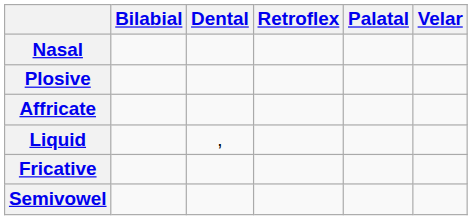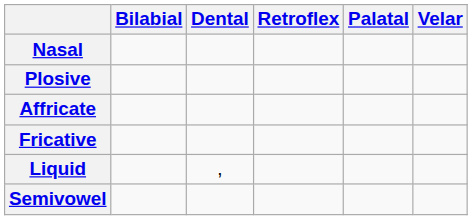rows swapped: (58, 169) <-> (58, 139)
